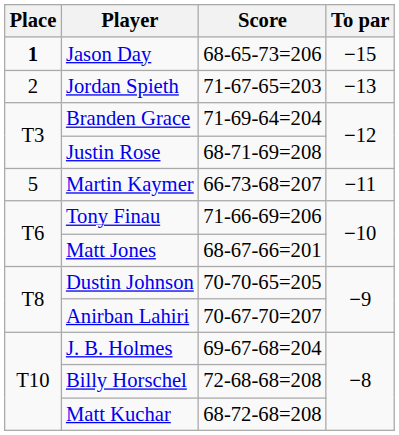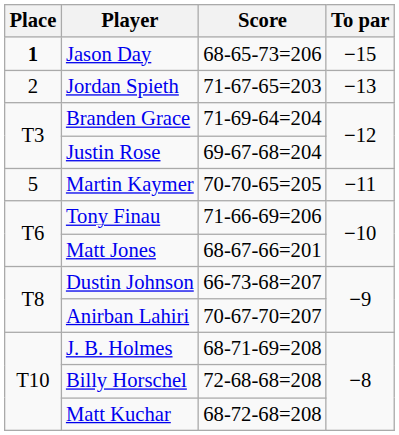(262, 151) 68-71-69=208 -> (262, 151) 69-67-68=204
(262, 184) 66-73-68=207 -> (262, 184) 70-70-65=205
(262, 282) 70-70-65=205 -> (262, 282) 66-73-68=207
(262, 348) 69-67-68=204 -> (262, 348) 68-71-69=208
